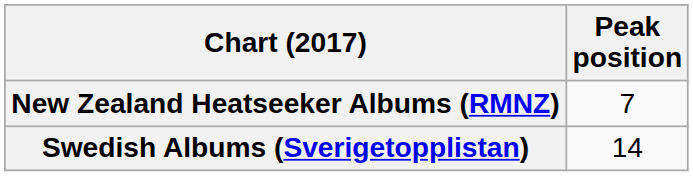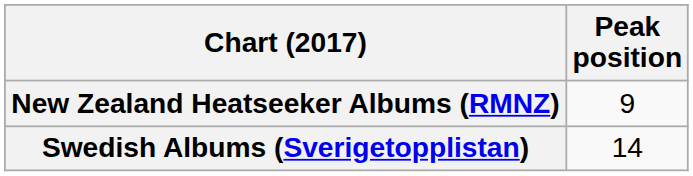(627, 103) 7 -> (627, 103) 9
